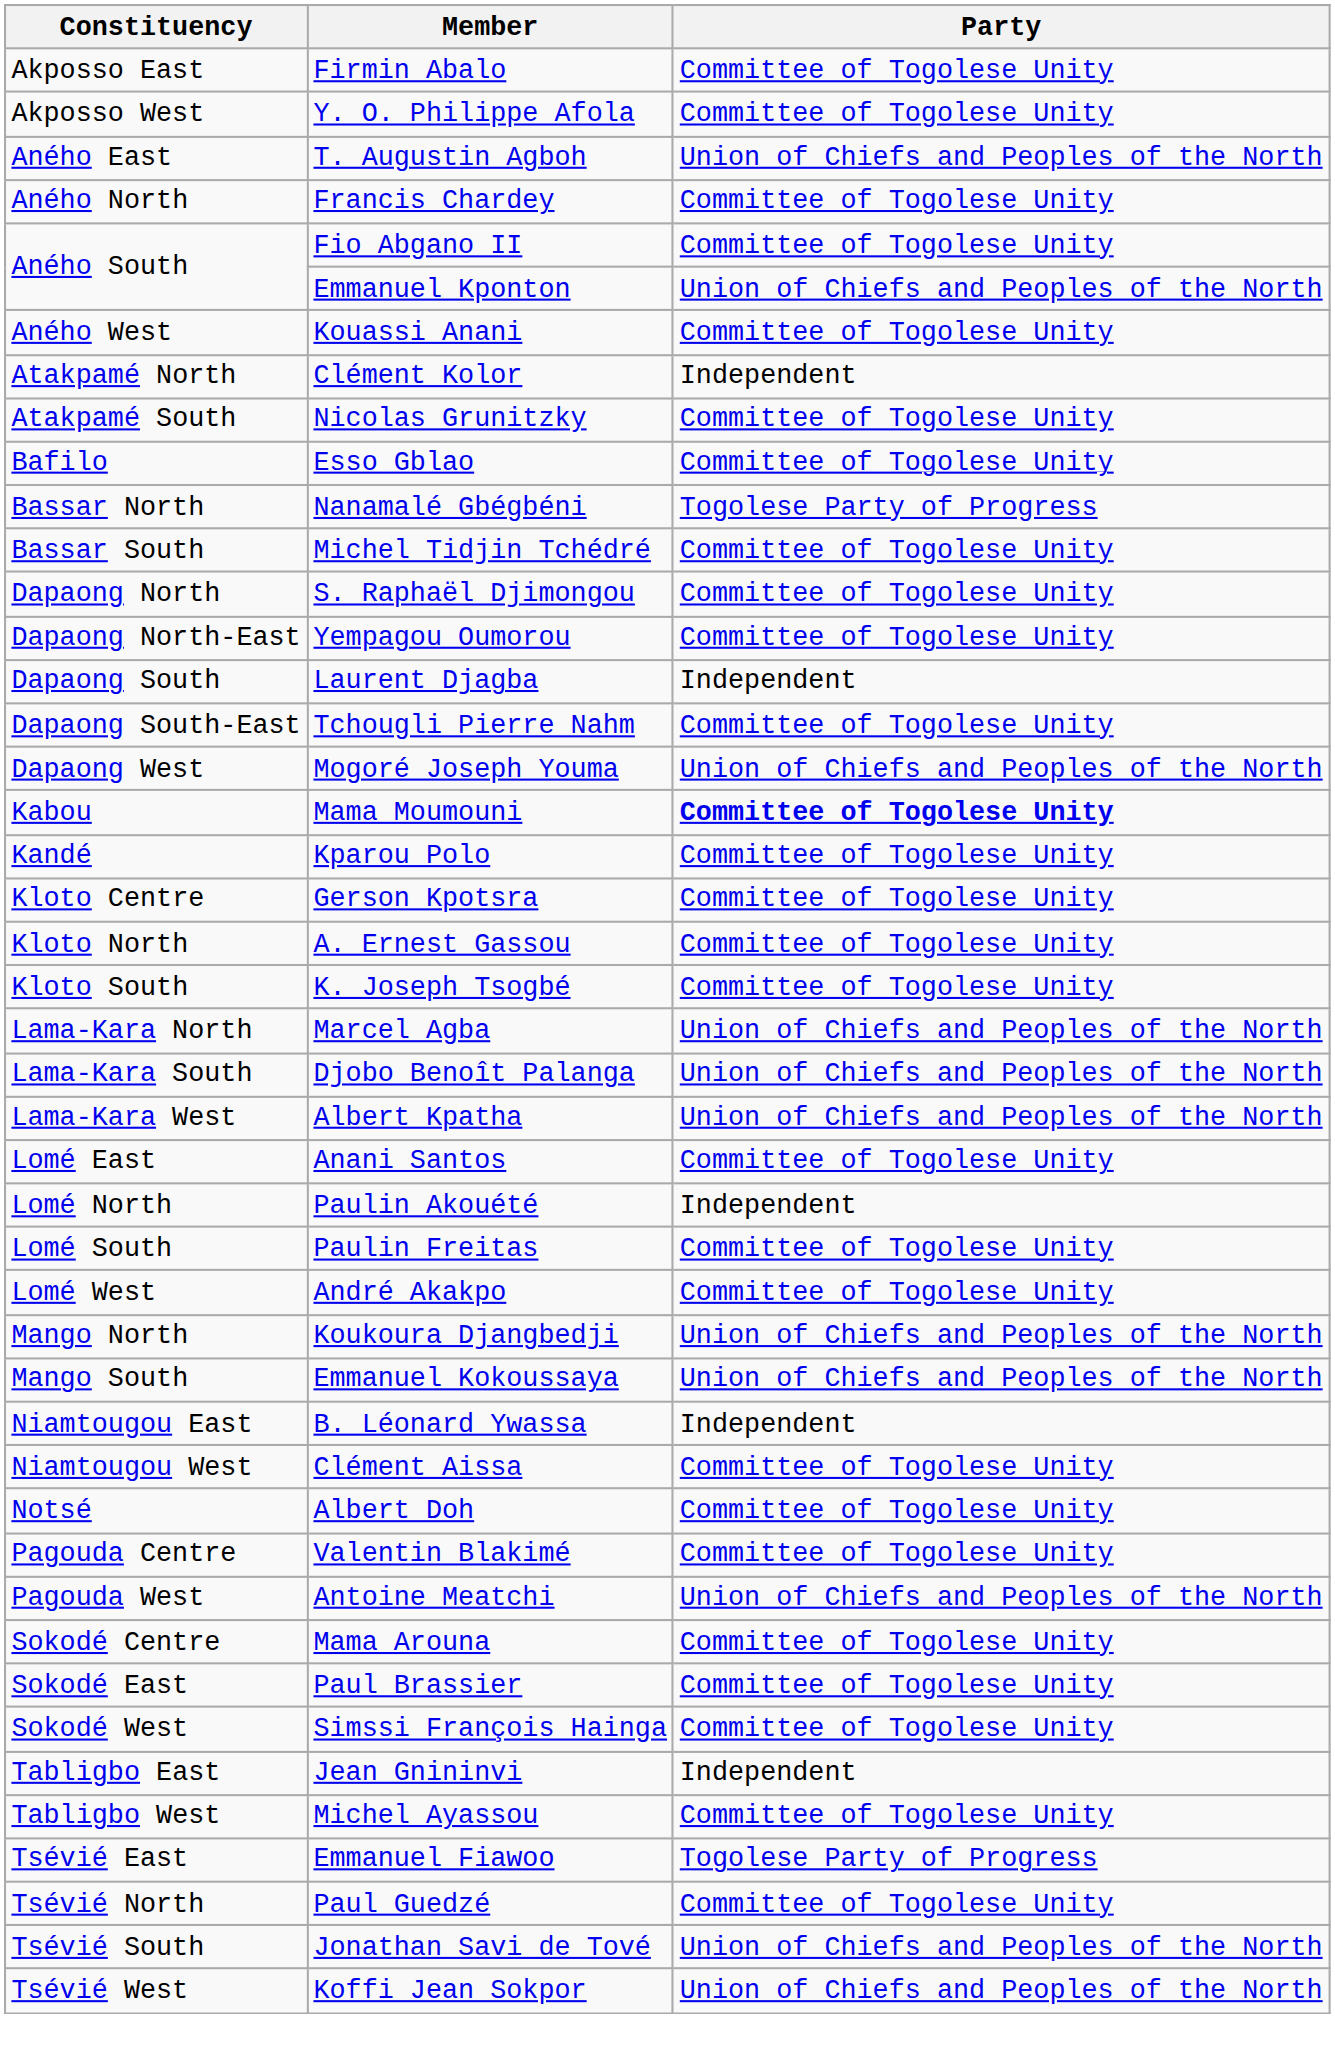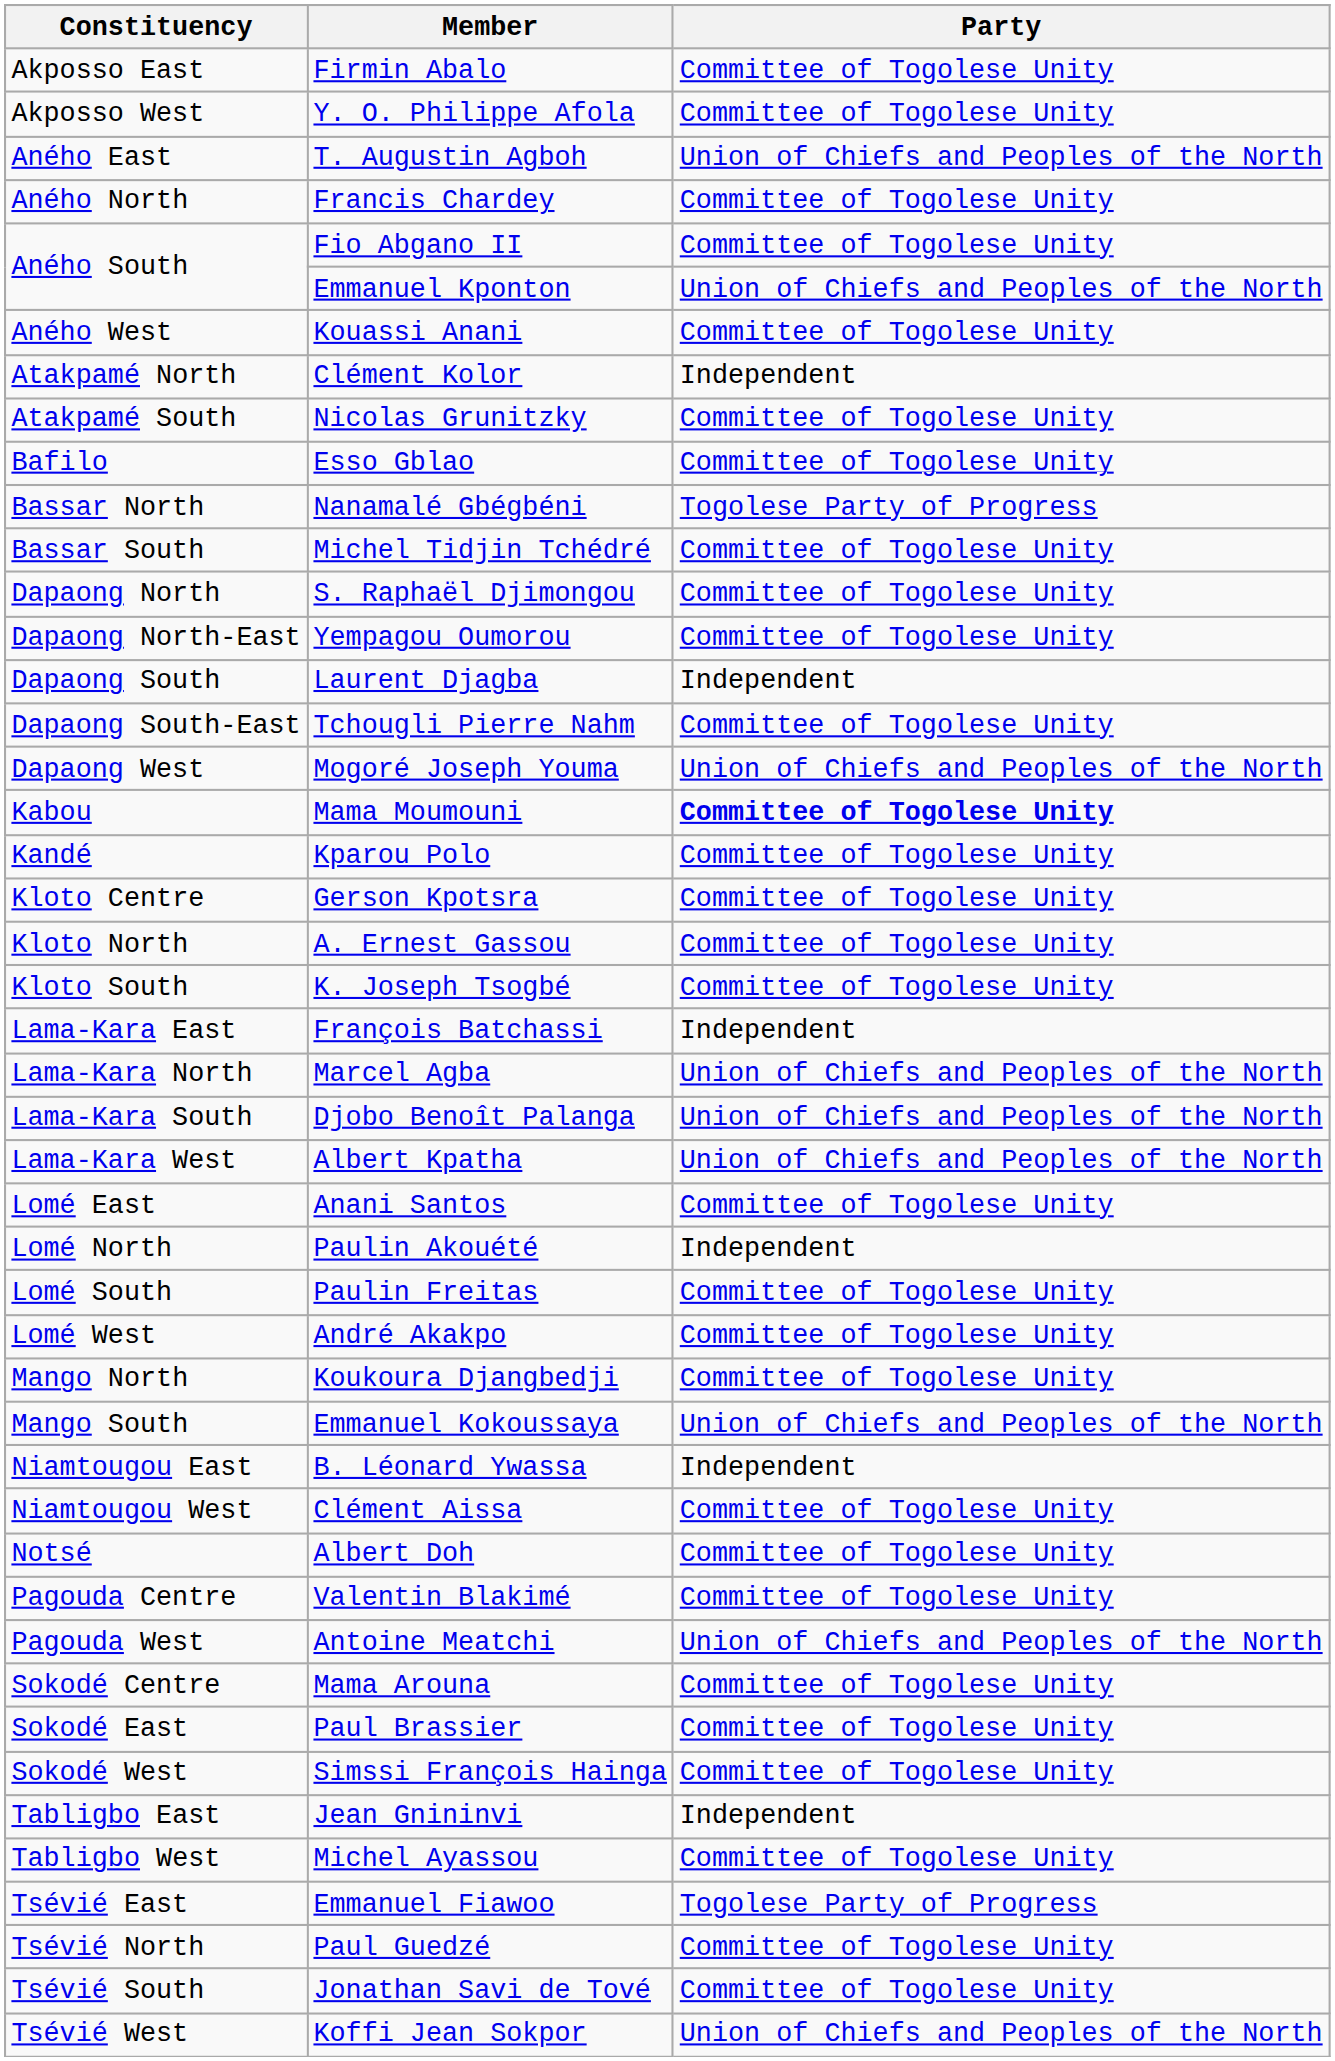+ row: (458, 1031)
(1001, 1336) Union of Chiefs and Peoples of the North -> (897, 1380) Committee of Togolese Unity
(1001, 1947) Union of Chiefs and Peoples of the North -> (897, 1991) Committee of Togolese Unity
